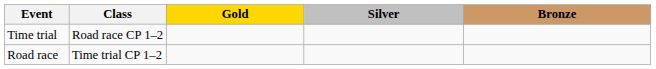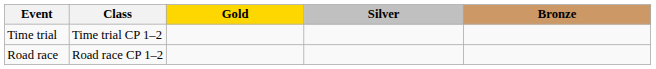(118, 34) Road race CP 1–2 -> (117, 34) Time trial CP 1–2
(117, 54) Time trial CP 1–2 -> (118, 54) Road race CP 1–2
